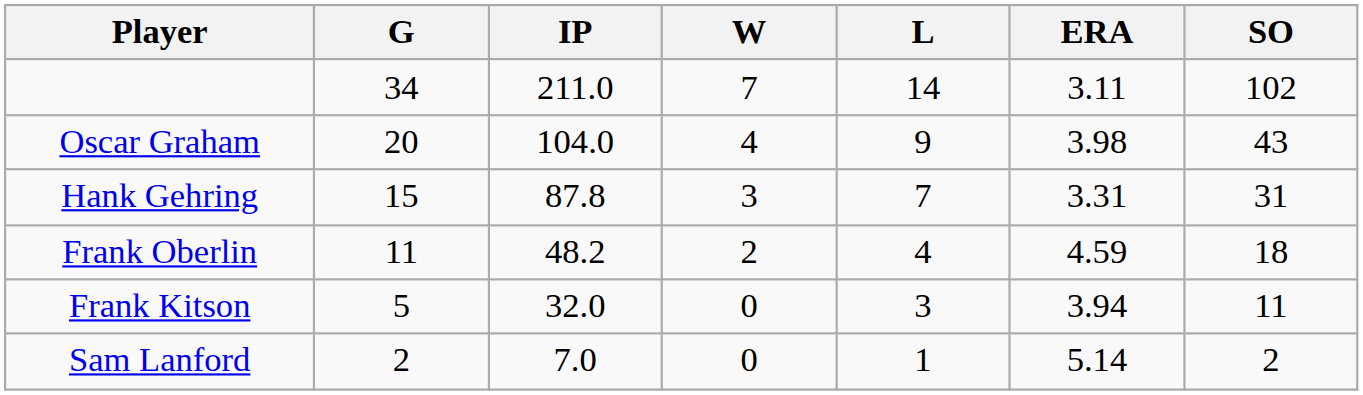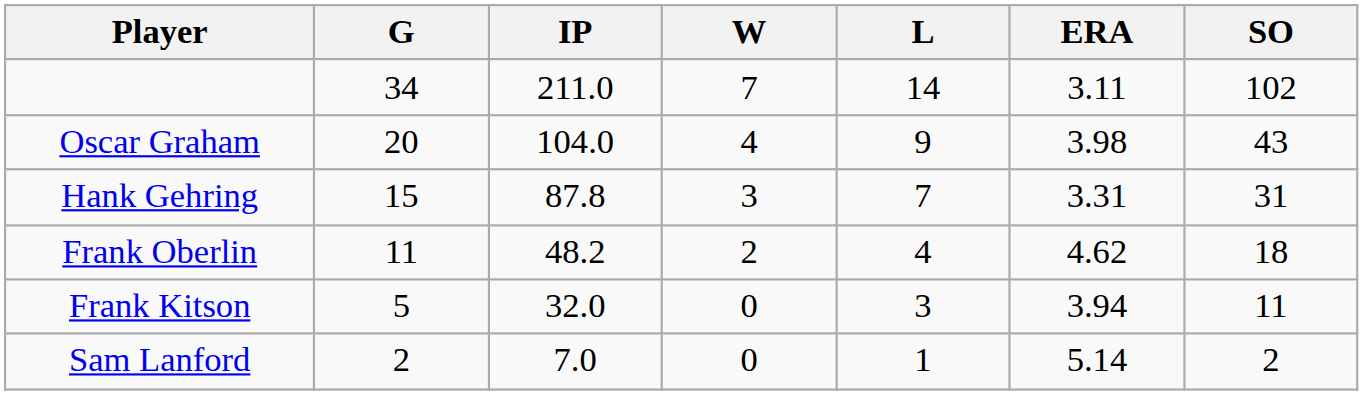(1097, 251) 4.59 -> (1097, 251) 4.62
